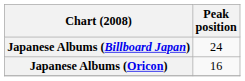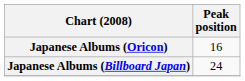rows swapped: (99, 47) <-> (99, 66)
